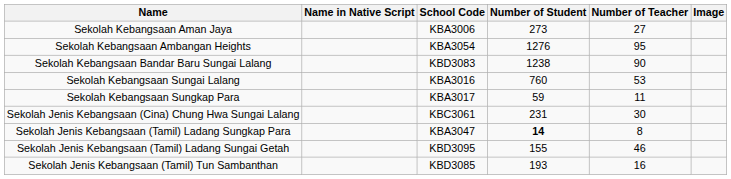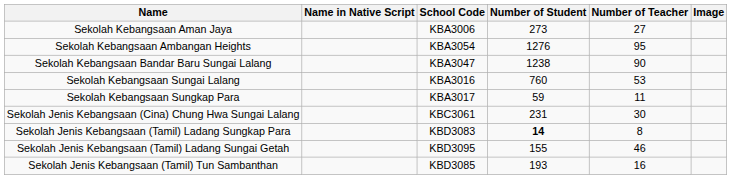(452, 64) KBD3083 -> (452, 64) KBA3047
(452, 132) KBA3047 -> (452, 132) KBD3083
